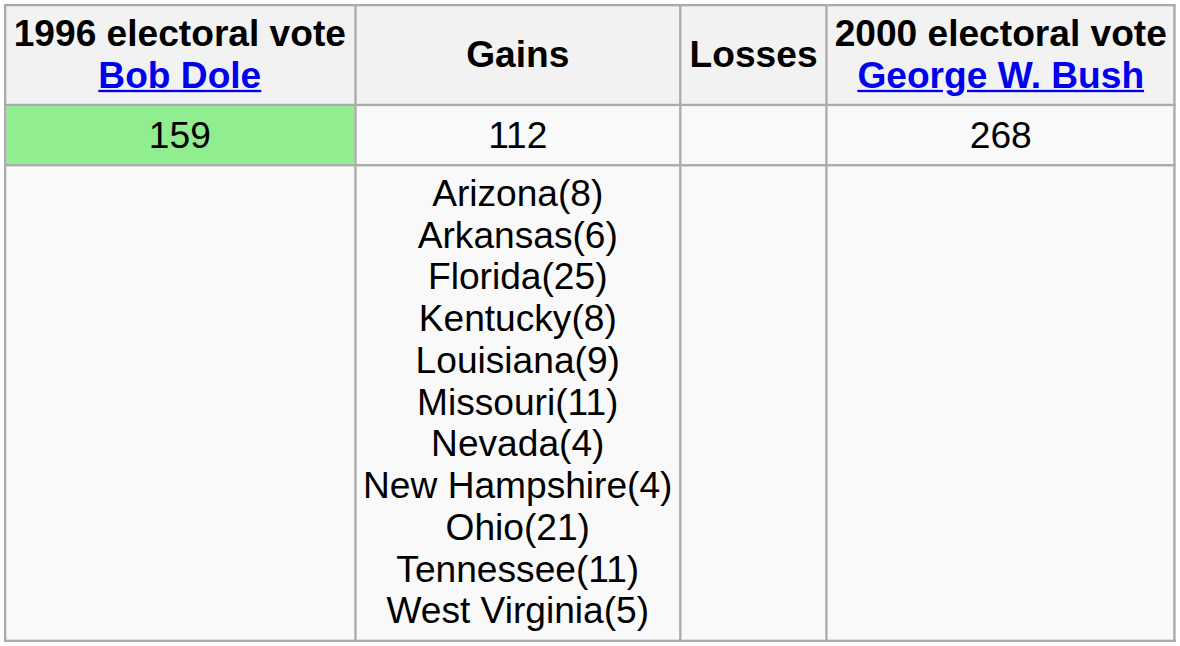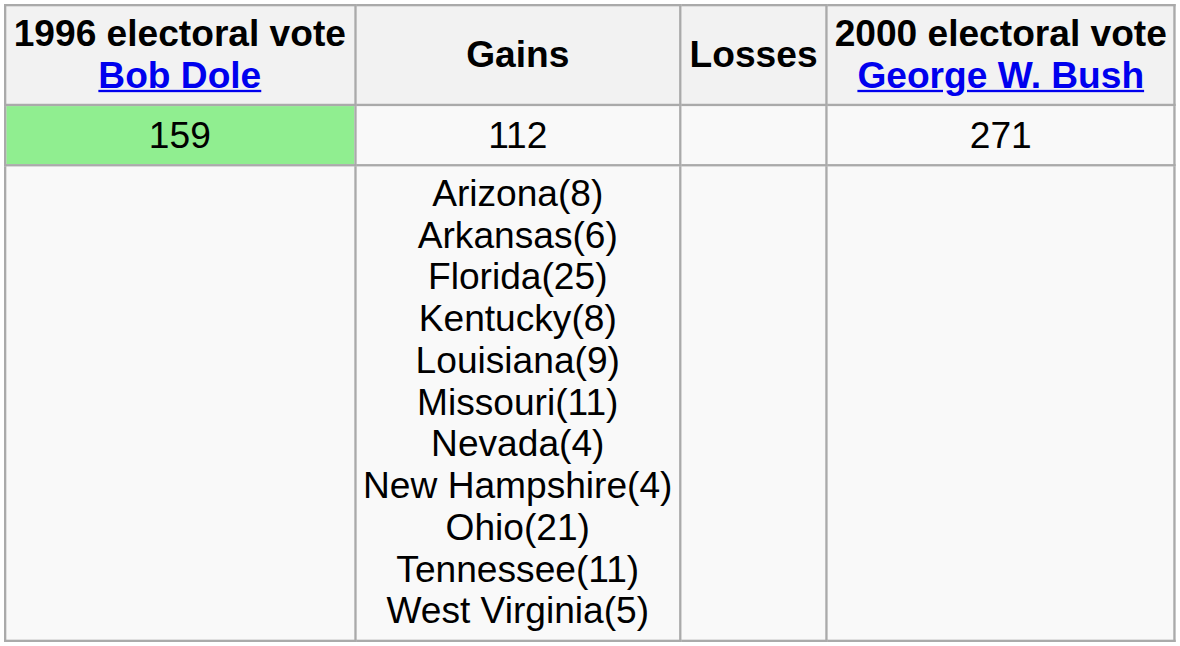(1001, 134) 268 -> (1001, 134) 271
